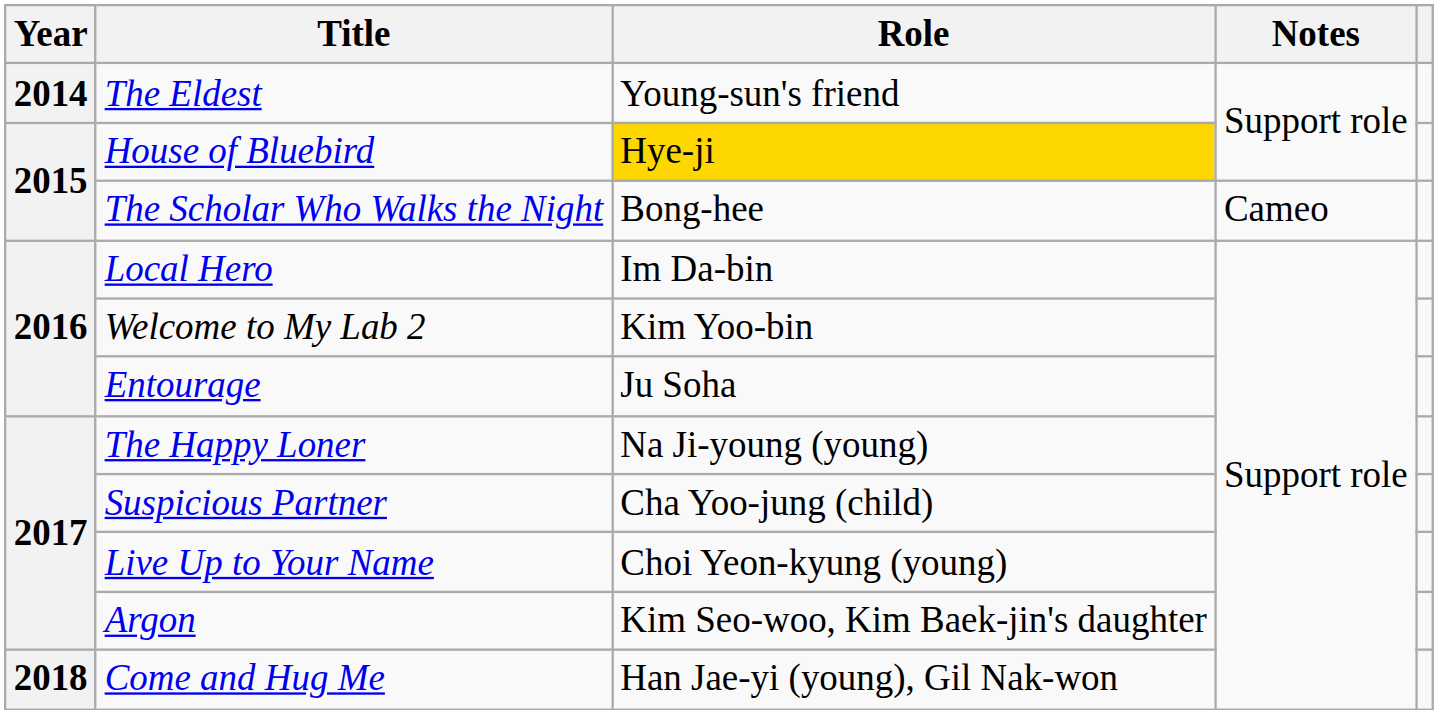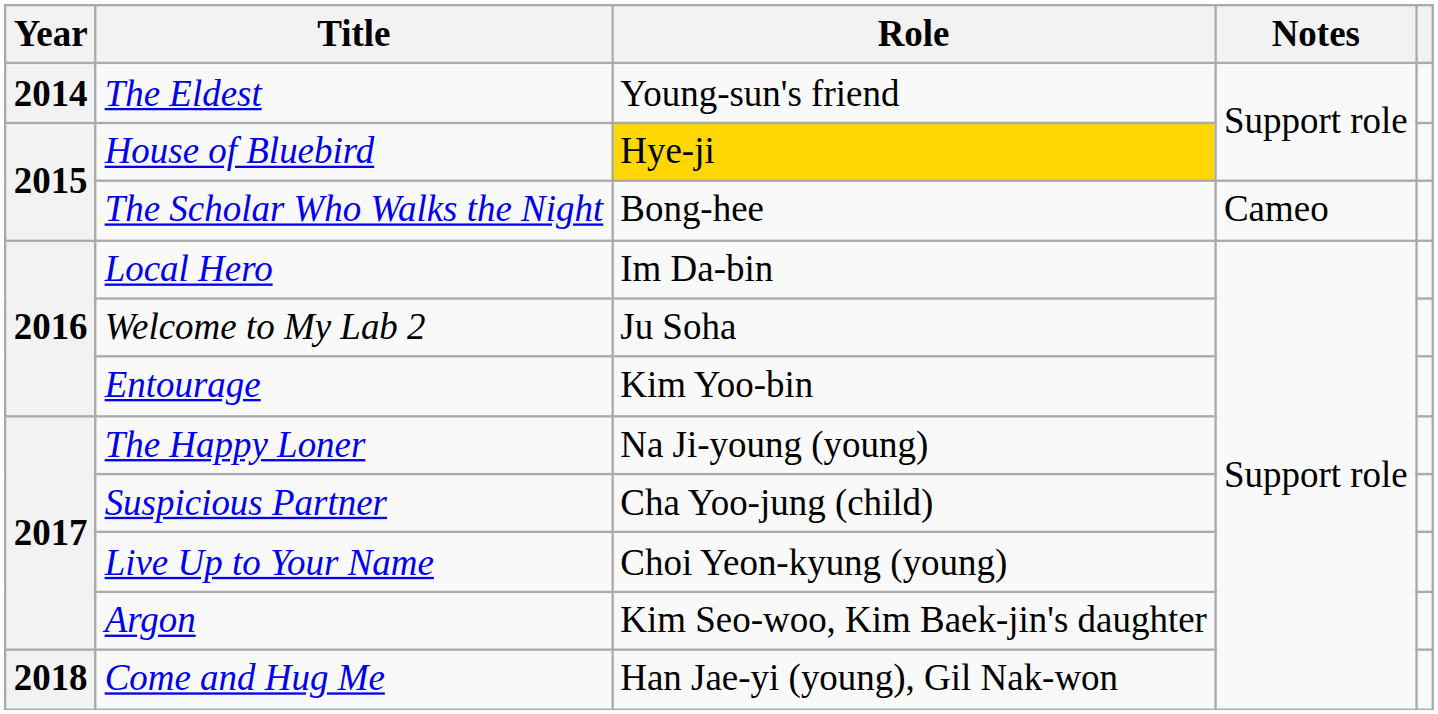(717, 326) Kim Yoo-bin -> (678, 326) Ju Soha
(678, 385) Ju Soha -> (717, 385) Kim Yoo-bin
